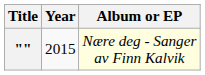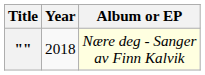(60, 49) 2015 -> (60, 49) 2018
